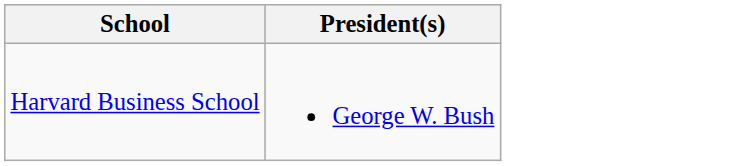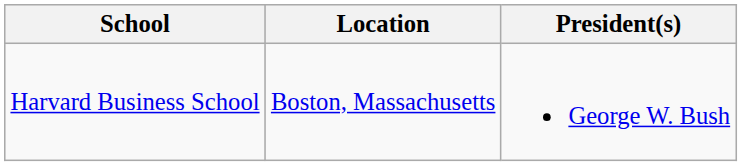+ column: (383, 24)
